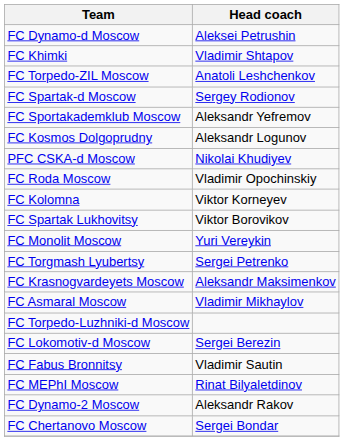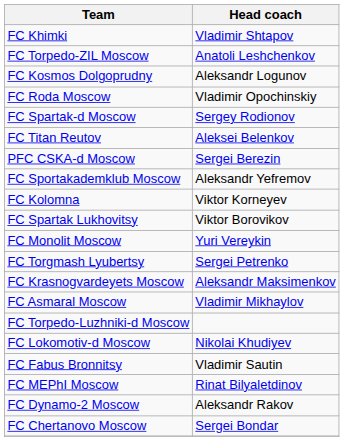- row: (73, 35)
rows swapped: (80, 138) <-> (71, 96)
rows swapped: (59, 179) <-> (94, 117)
+ row: (54, 138)
(243, 158) Nikolai Khudiyev -> (238, 158) Sergei Berezin
(238, 343) Sergei Berezin -> (243, 343) Nikolai Khudiyev
